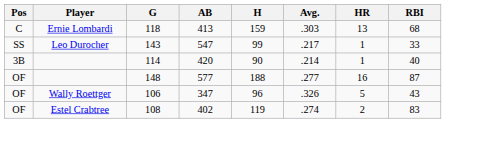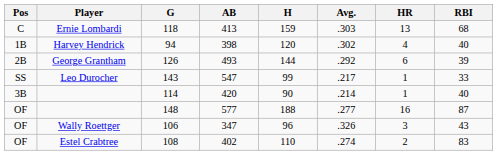+ row: (170, 45)
+ row: (170, 61)
(362, 93) 5 -> (405, 126) 3
(257, 110) 119 -> (288, 142) 110
